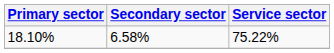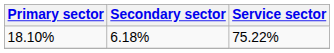(130, 37) 6.58% -> (130, 37) 6.18%
